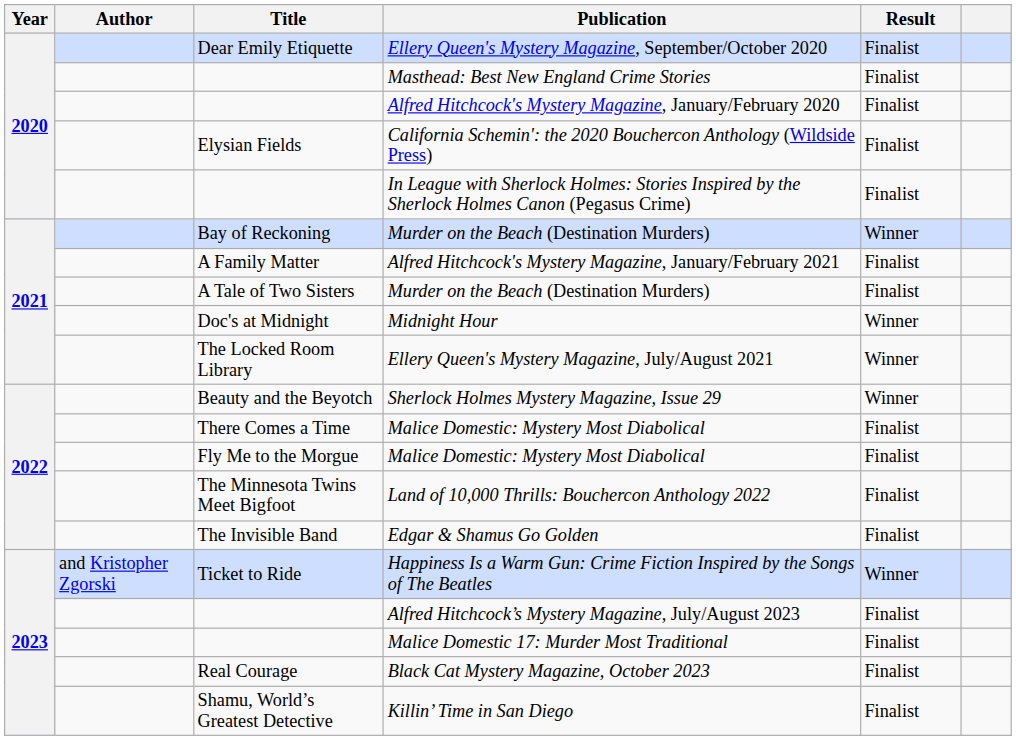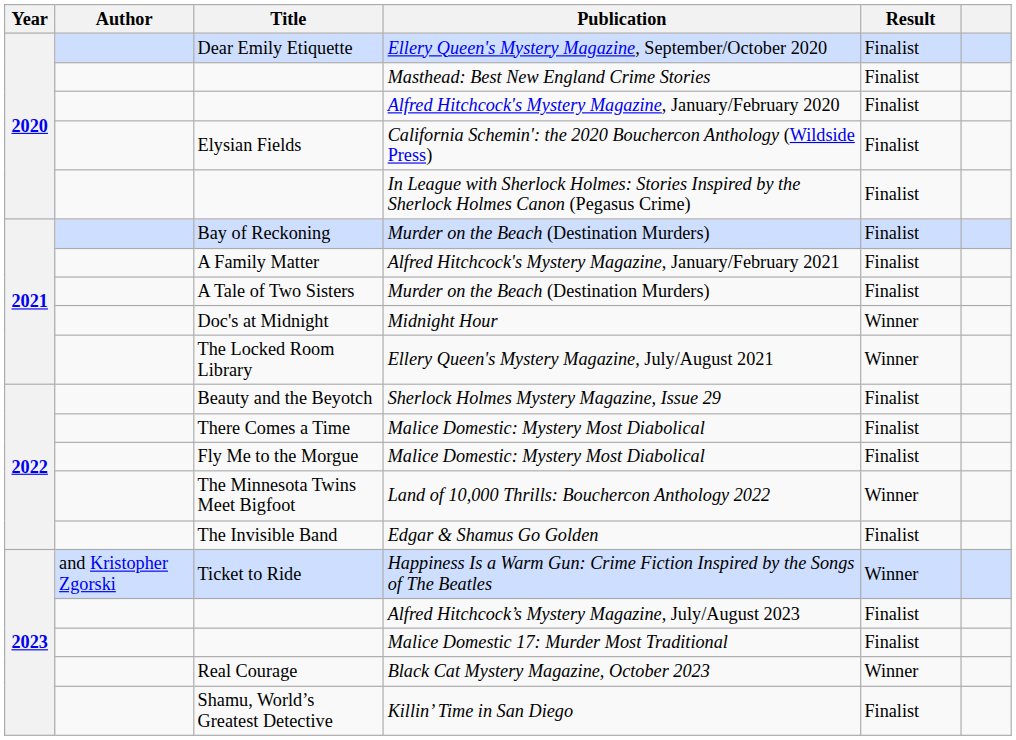(891, 233) Winner -> (892, 233) Finalist
(891, 398) Winner -> (892, 398) Finalist
(892, 495) Finalist -> (891, 495) Winner
(892, 671) Finalist -> (891, 671) Winner
